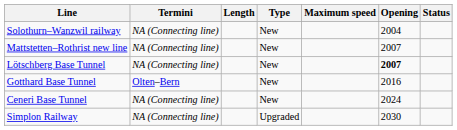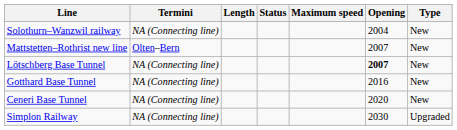columns swapped: (279, 13) <-> (436, 13)
(175, 47) NA (Connecting line) -> (156, 47) Olten–Bern
(156, 82) Olten–Bern -> (175, 82) NA (Connecting line)
(391, 99) 2024 -> (378, 99) 2020
